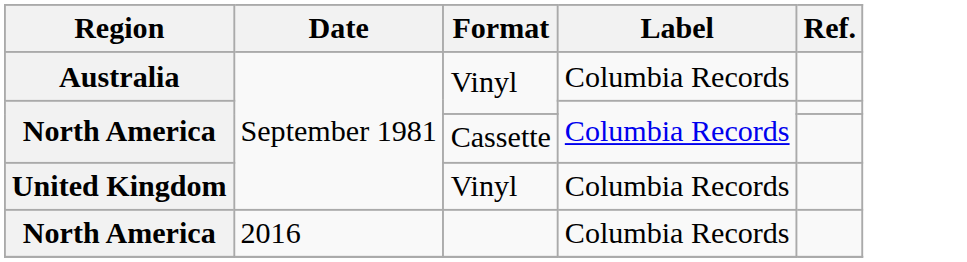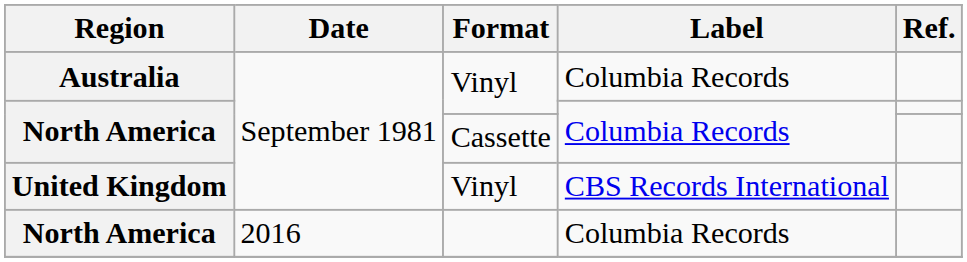(677, 185) Columbia Records -> (727, 185) CBS Records International
